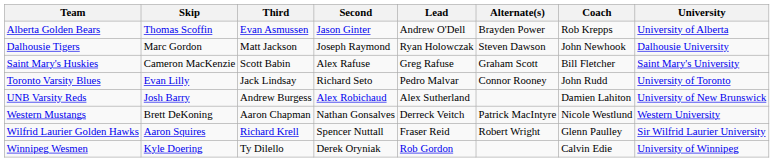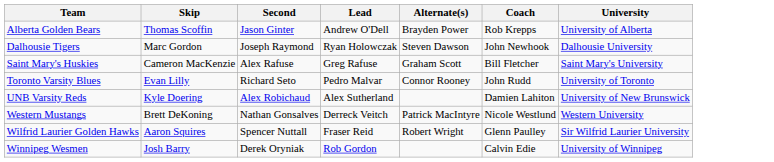- column: (276, 13)
(167, 98) Josh Barry -> (173, 98) Kyle Doering
(173, 149) Kyle Doering -> (167, 149) Josh Barry
